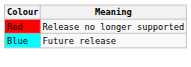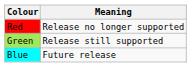+ row: (20, 41)
